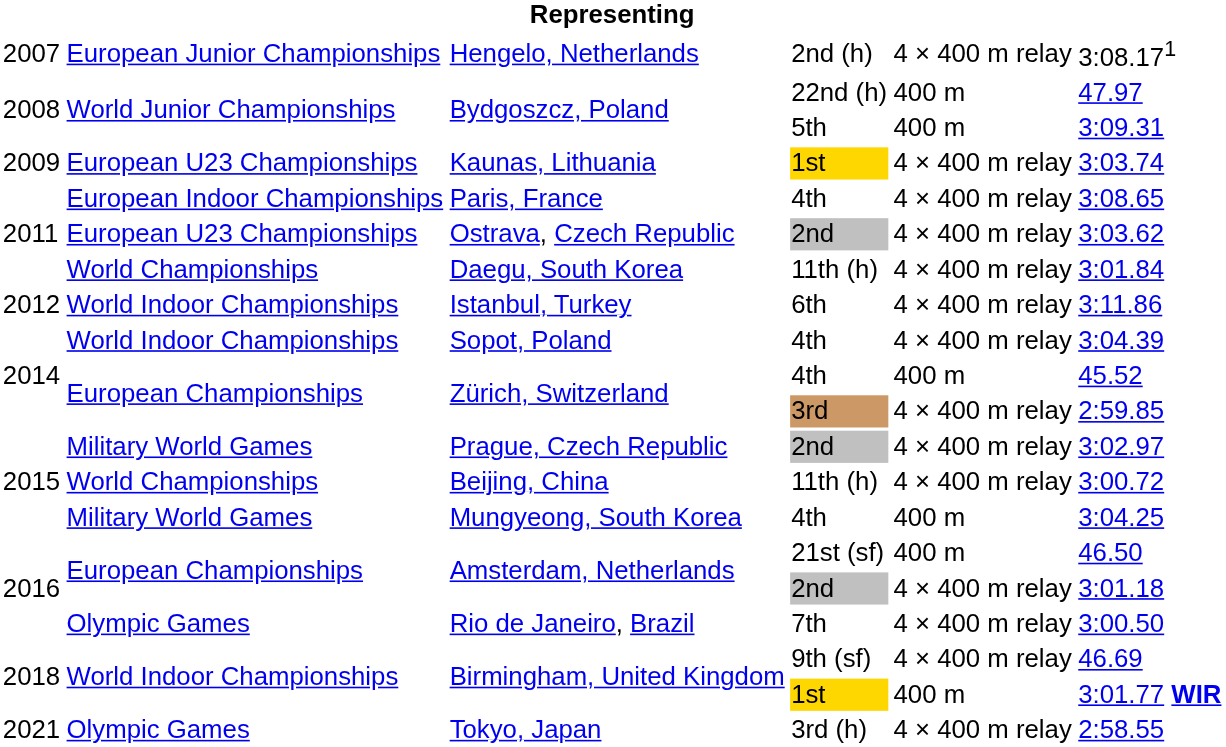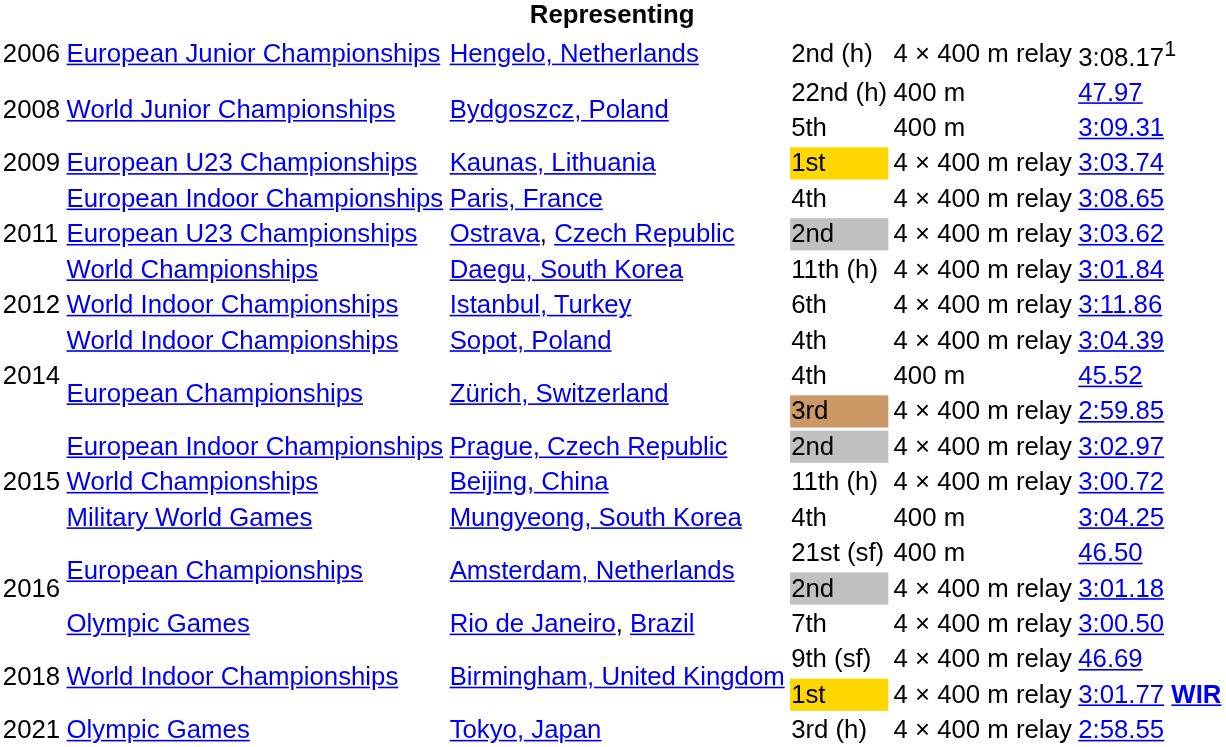(31, 53) 2007 -> (31, 53) 2006
(189, 447) Military World Games -> (255, 447) European Indoor Championships
(929, 694) 400 m -> (983, 694) 4 × 400 m relay
